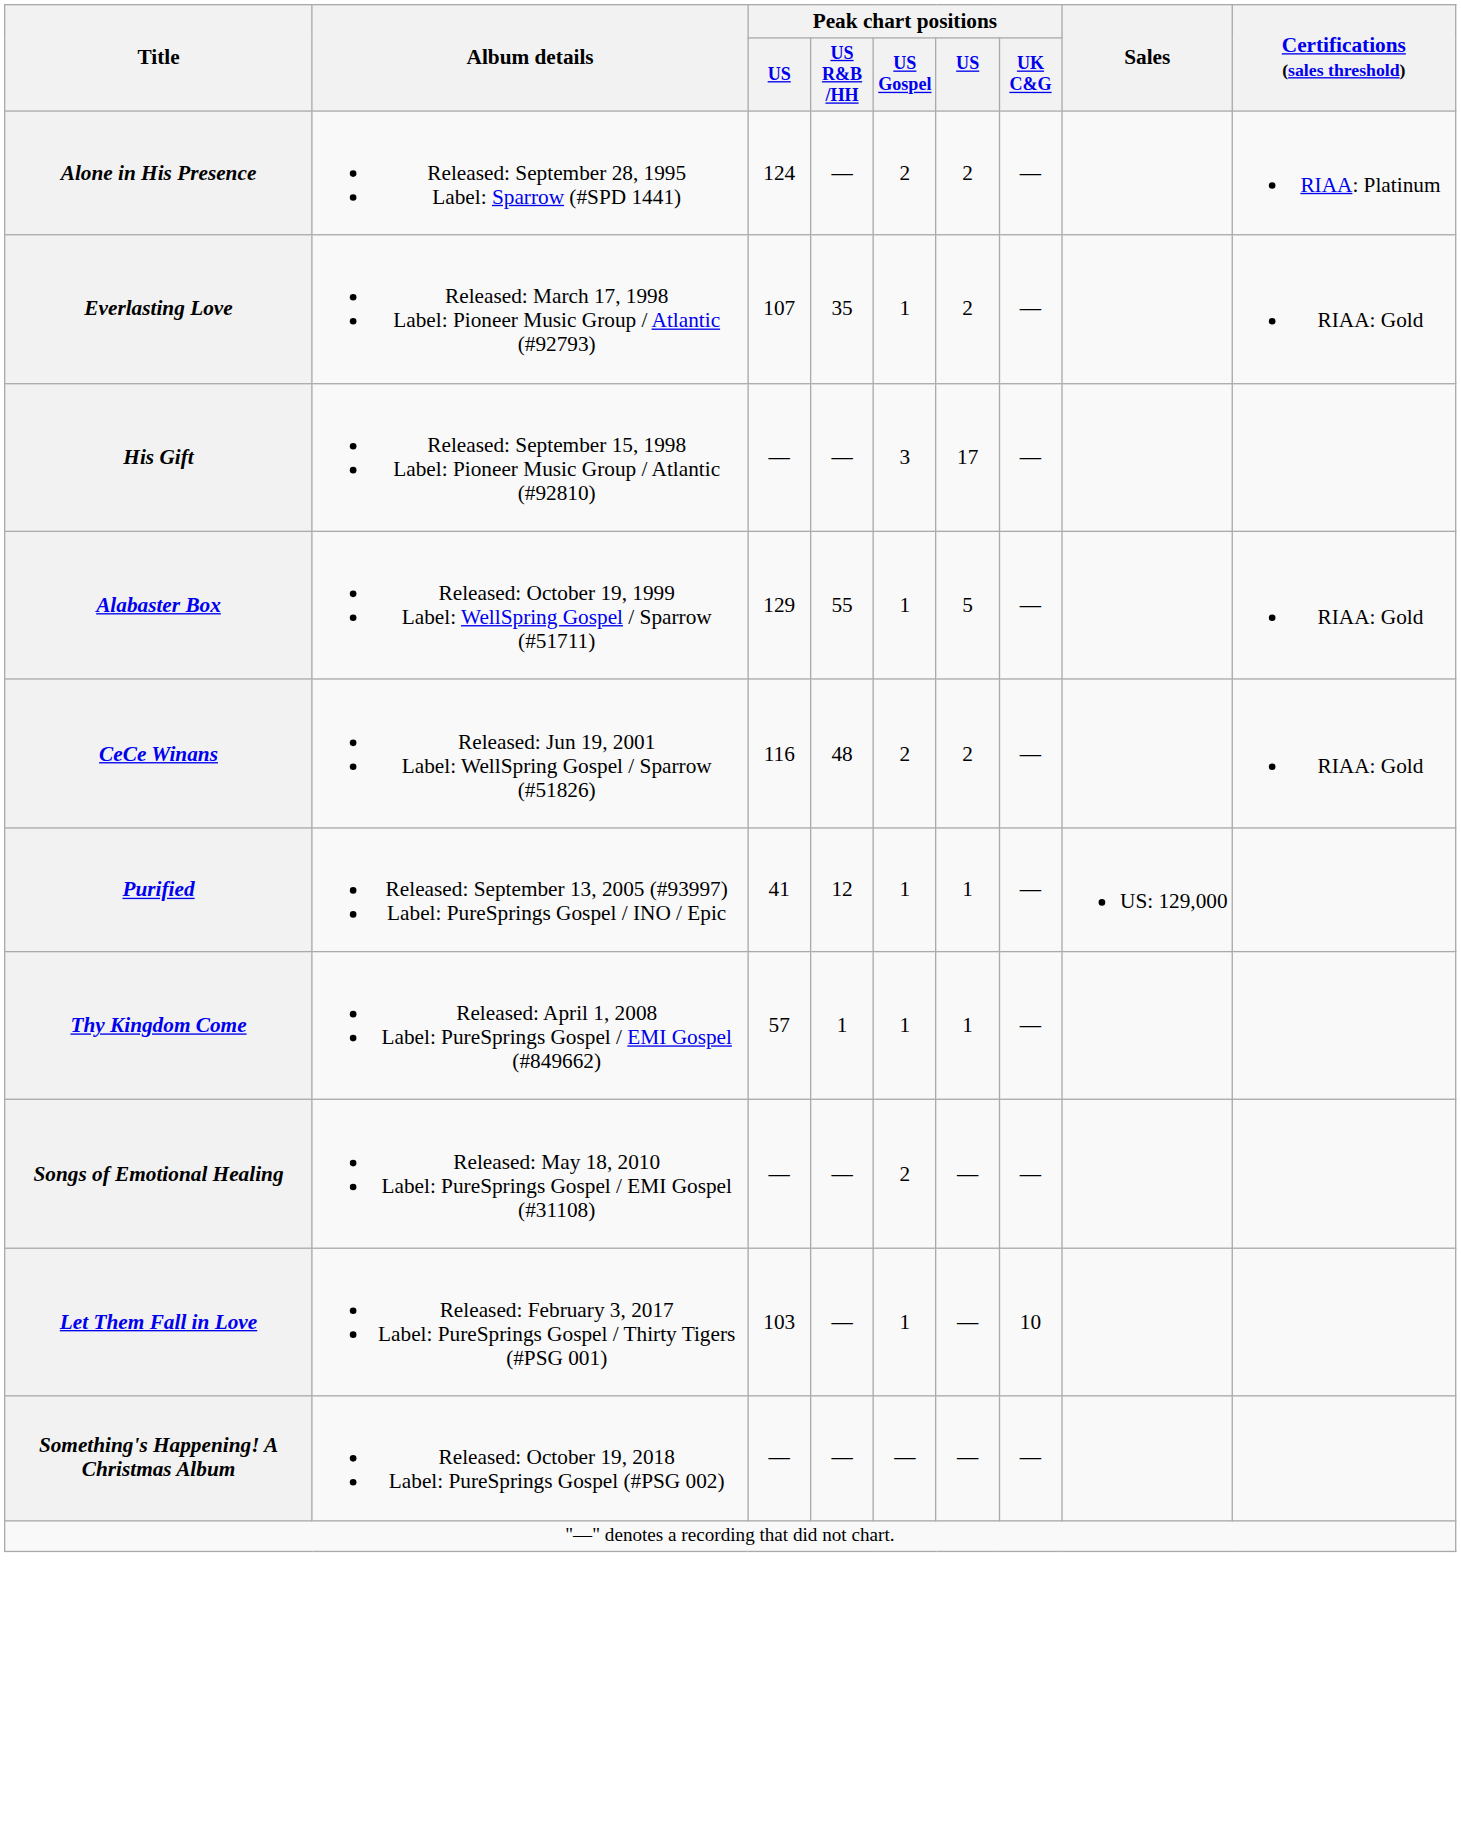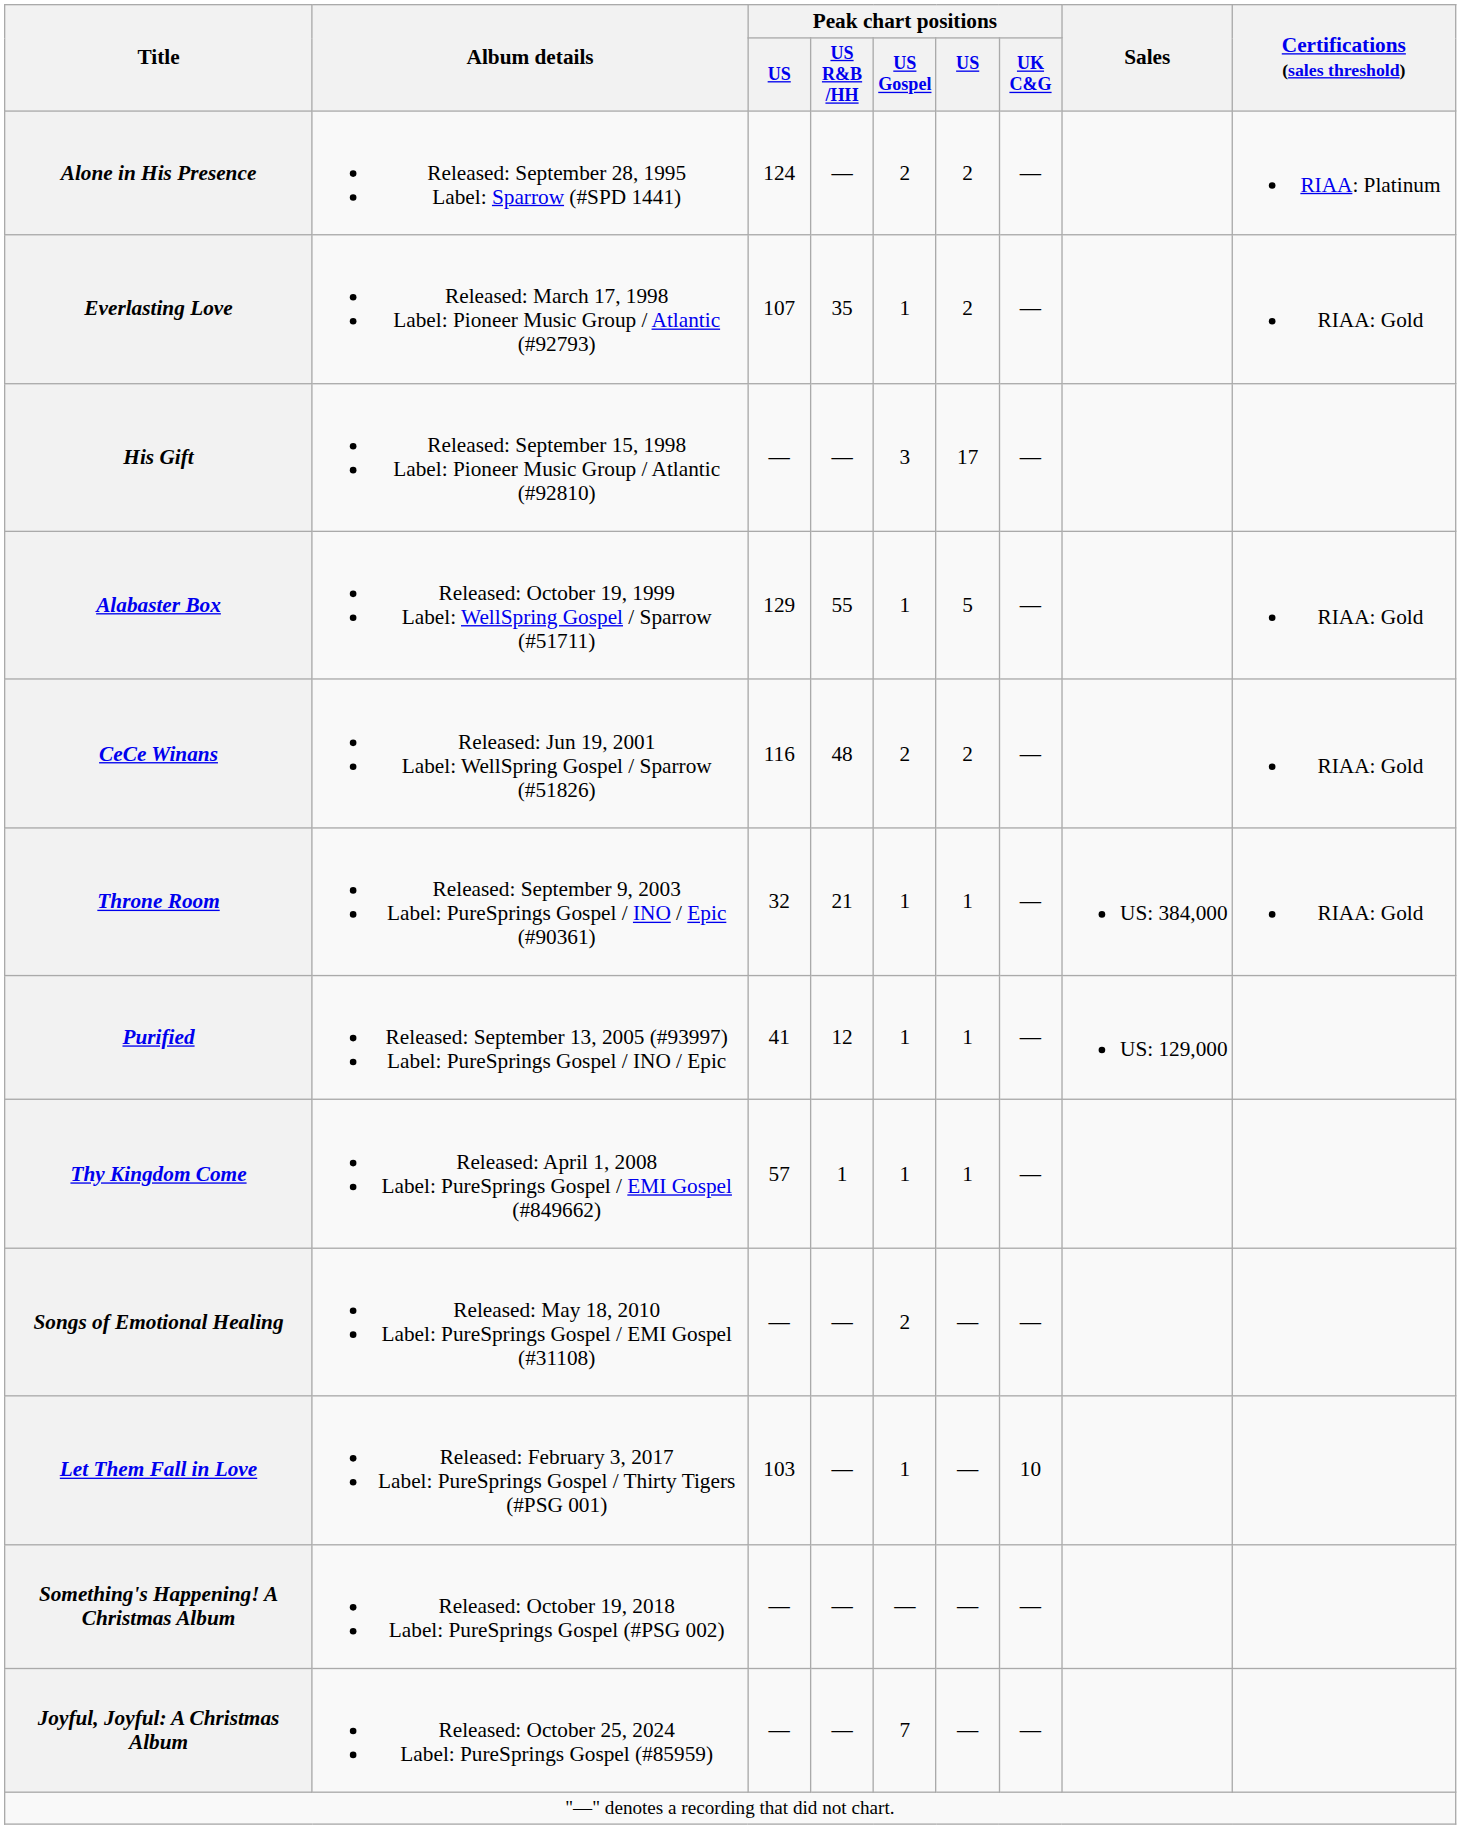+ row: (159, 901)
+ row: (159, 1730)
